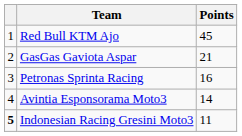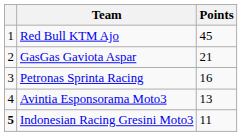(206, 99) 14 -> (206, 99) 13
